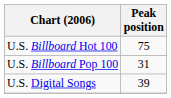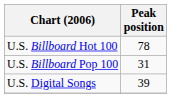(144, 45) 75 -> (144, 45) 78
